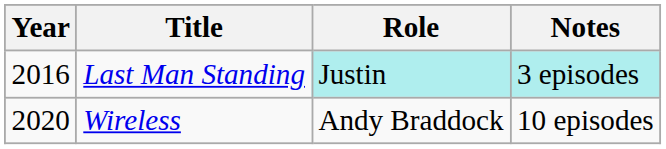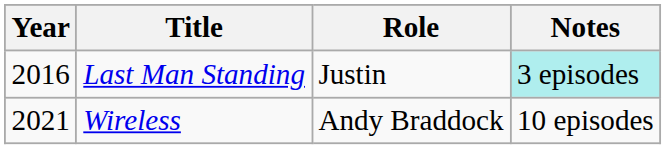(352, 73) paleturquoise background -> (352, 73) no background
(41, 119) 2020 -> (41, 119) 2021
